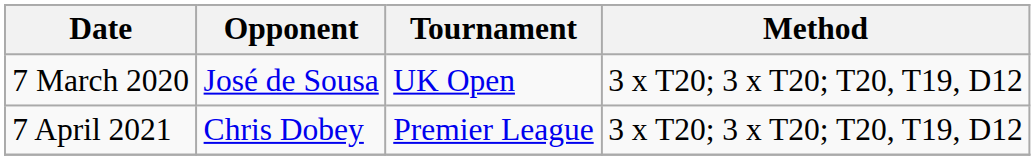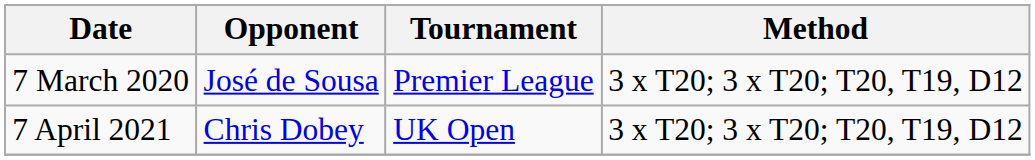(454, 79) UK Open -> (493, 79) Premier League
(493, 129) Premier League -> (454, 129) UK Open
